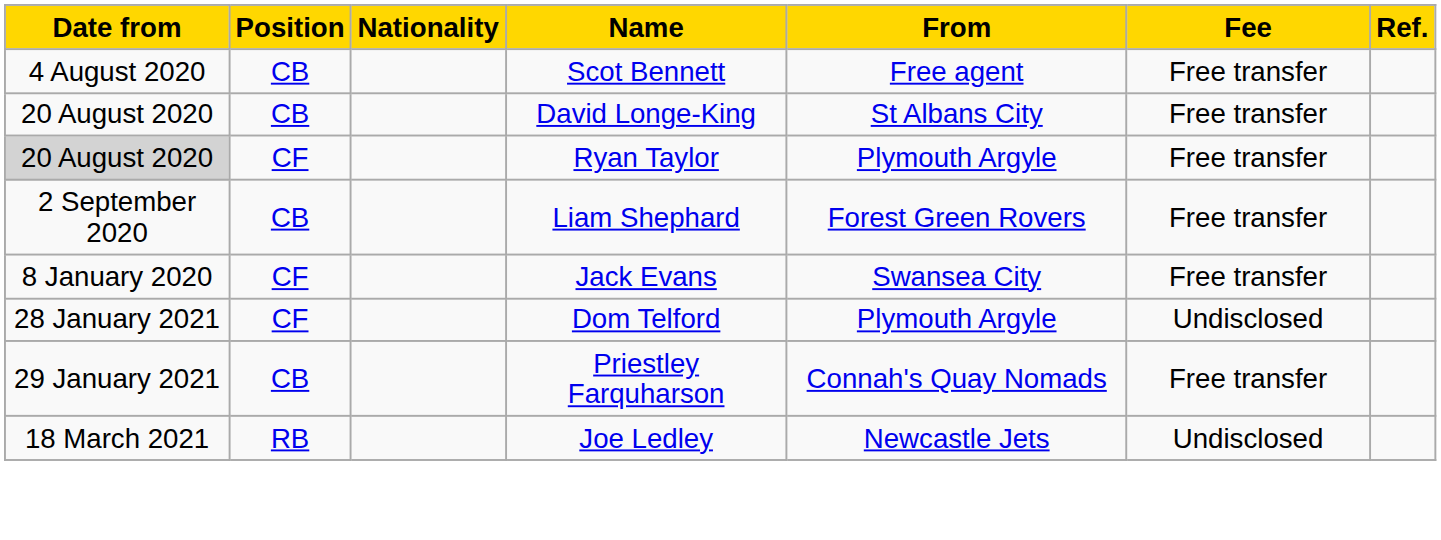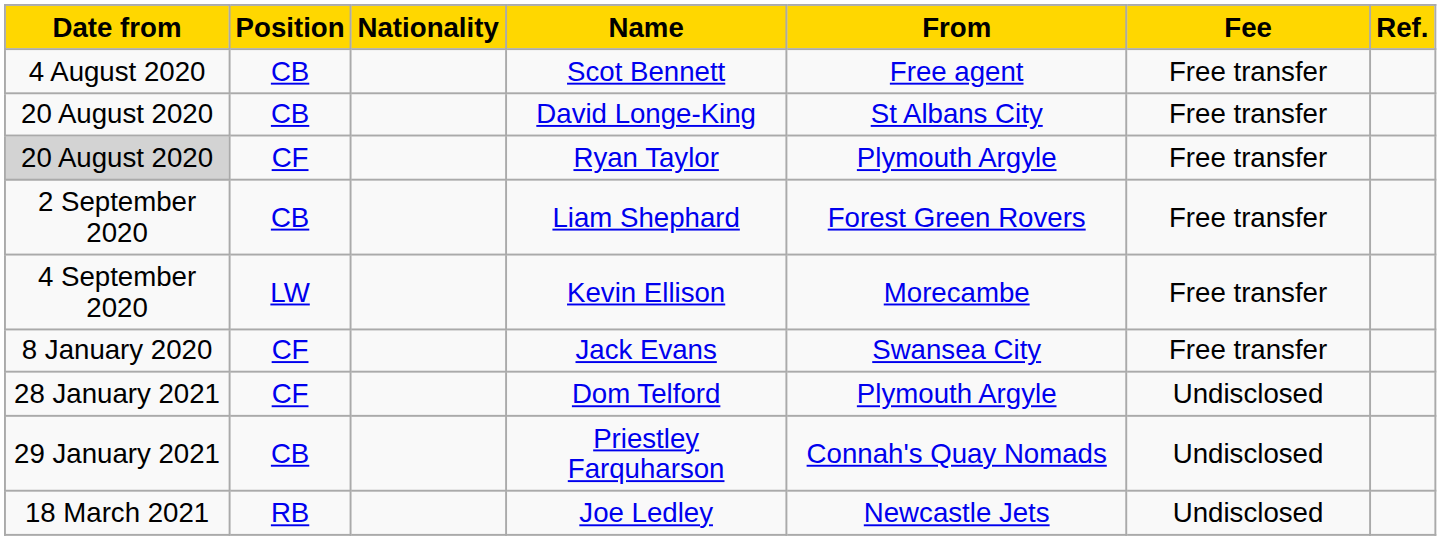+ row: (646, 292)
(1248, 379) Free transfer -> (1248, 453) Undisclosed
